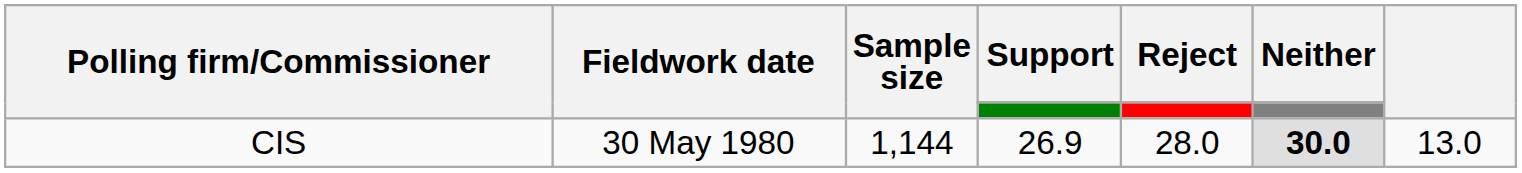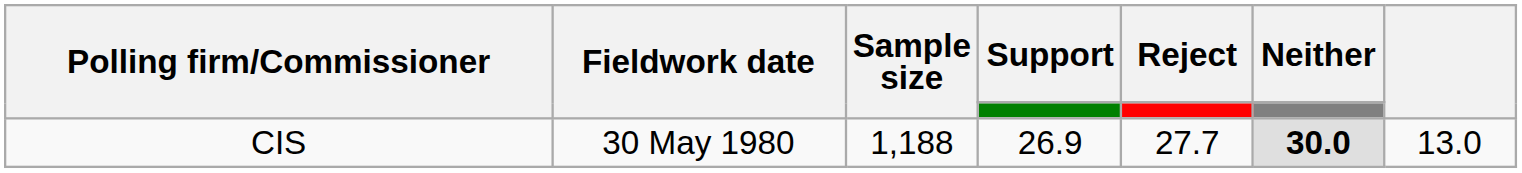(912, 142) 1,144 -> (912, 142) 1,188
(1187, 142) 28.0 -> (1187, 142) 27.7
